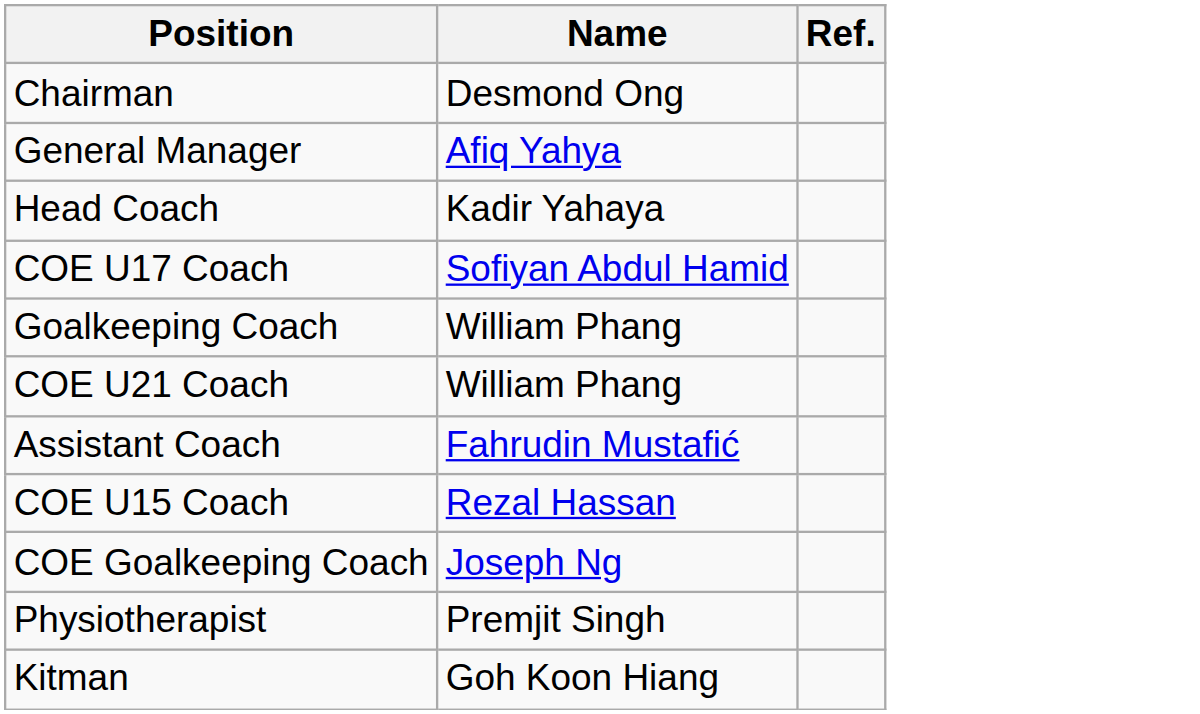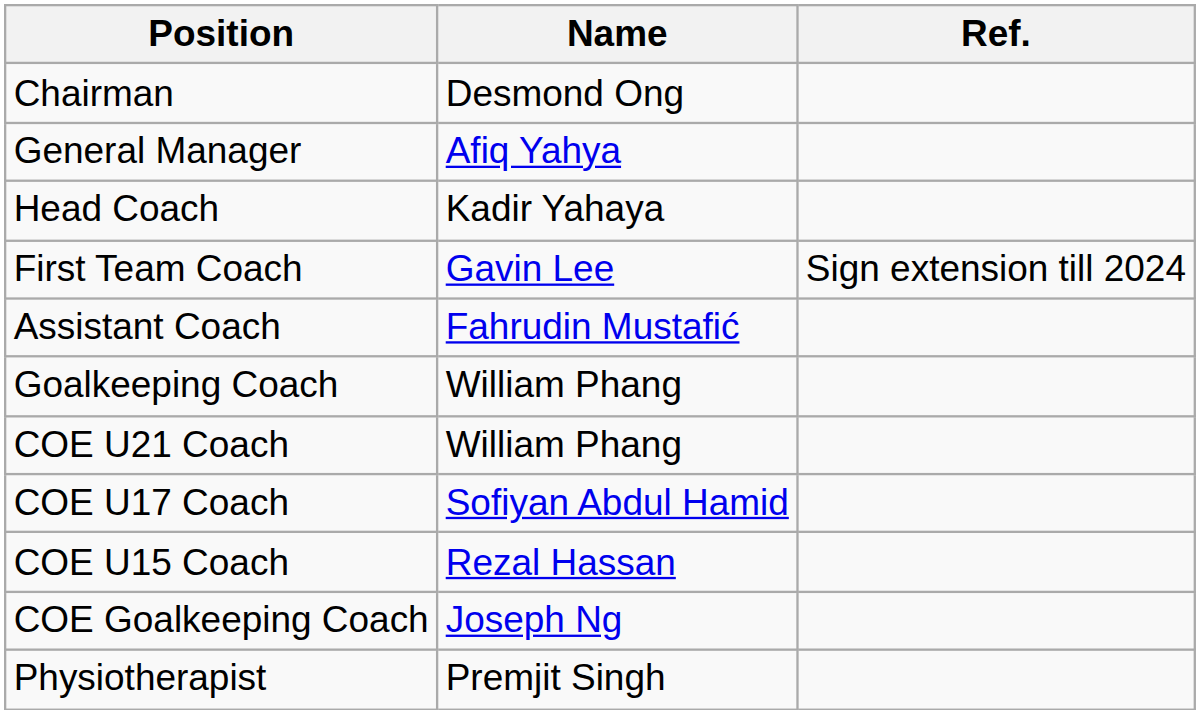+ row: (158, 268)
rows swapped: (147, 444) <-> (151, 268)
- row: (71, 678)
